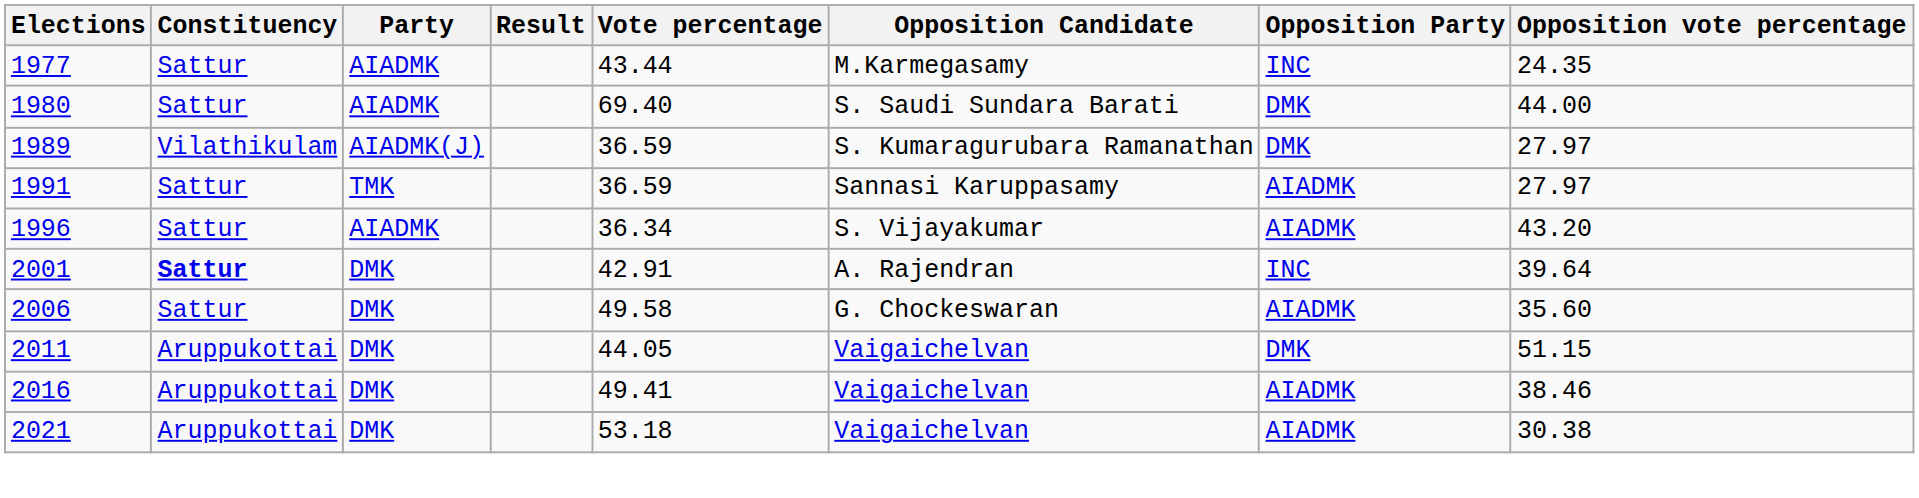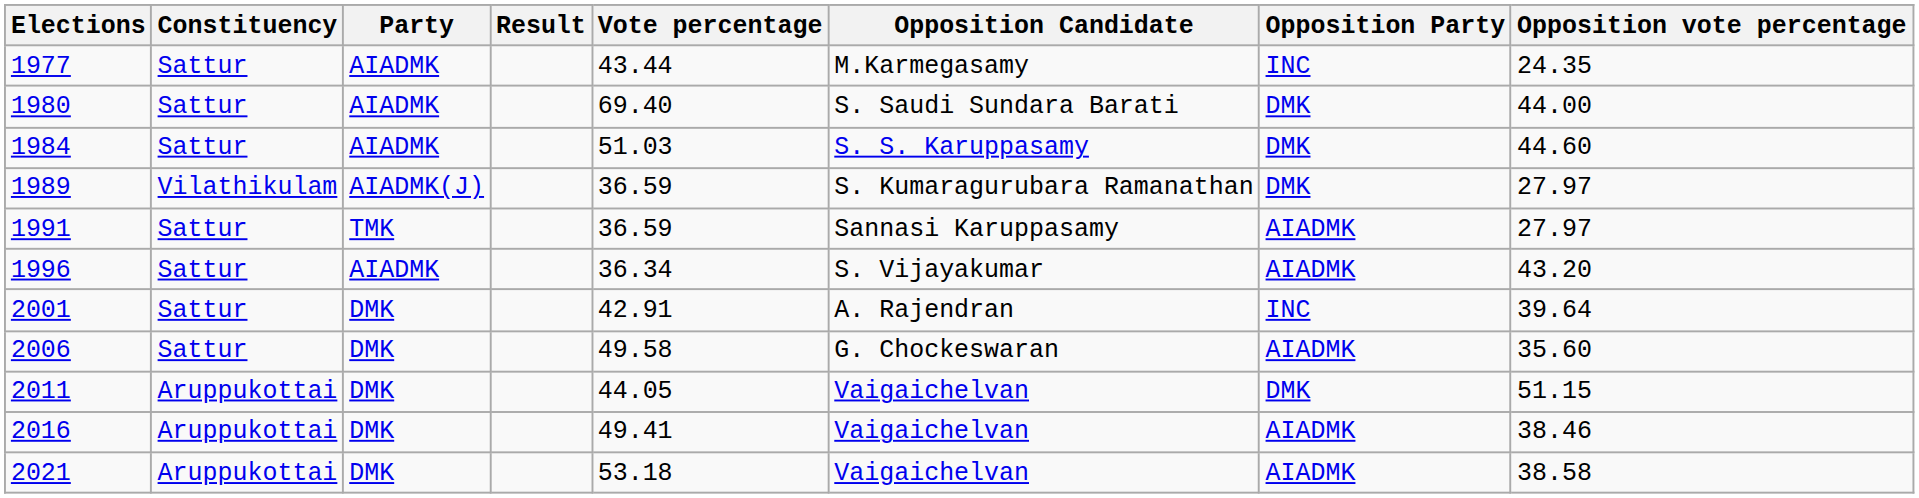+ row: (41, 147)
(203, 269) bold -> (203, 310) normal
(1555, 432) 30.38 -> (1555, 473) 38.58
